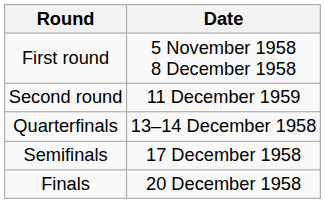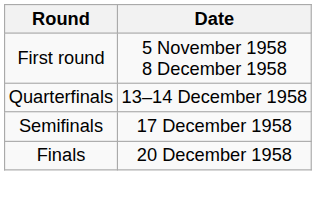- row: (66, 97)
